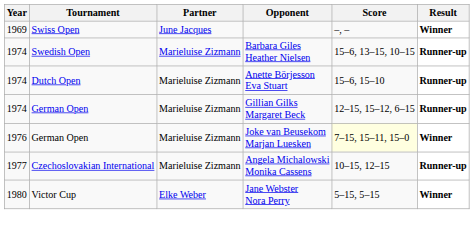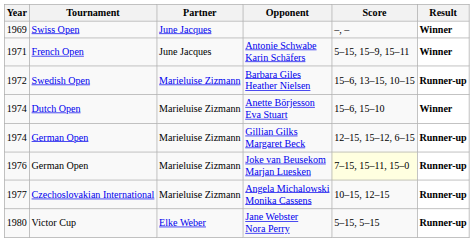+ row: (281, 52)
(17, 52) 1974 -> (17, 80) 1972
(443, 80) Runner-up -> (436, 109) Winner
(436, 137) Winner -> (443, 166) Runner-up
(436, 195) Winner -> (443, 223) Runner-up
